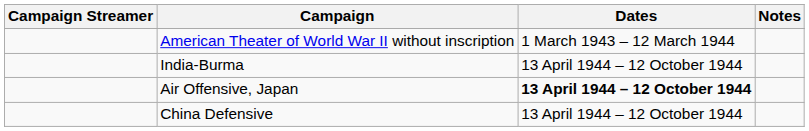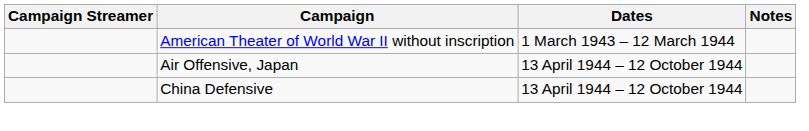- row: (202, 65)
(636, 89) bold -> (632, 65) normal
